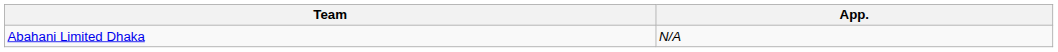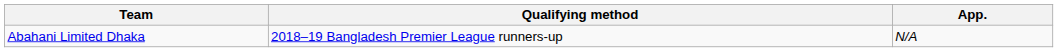+ column: (580, 15)
